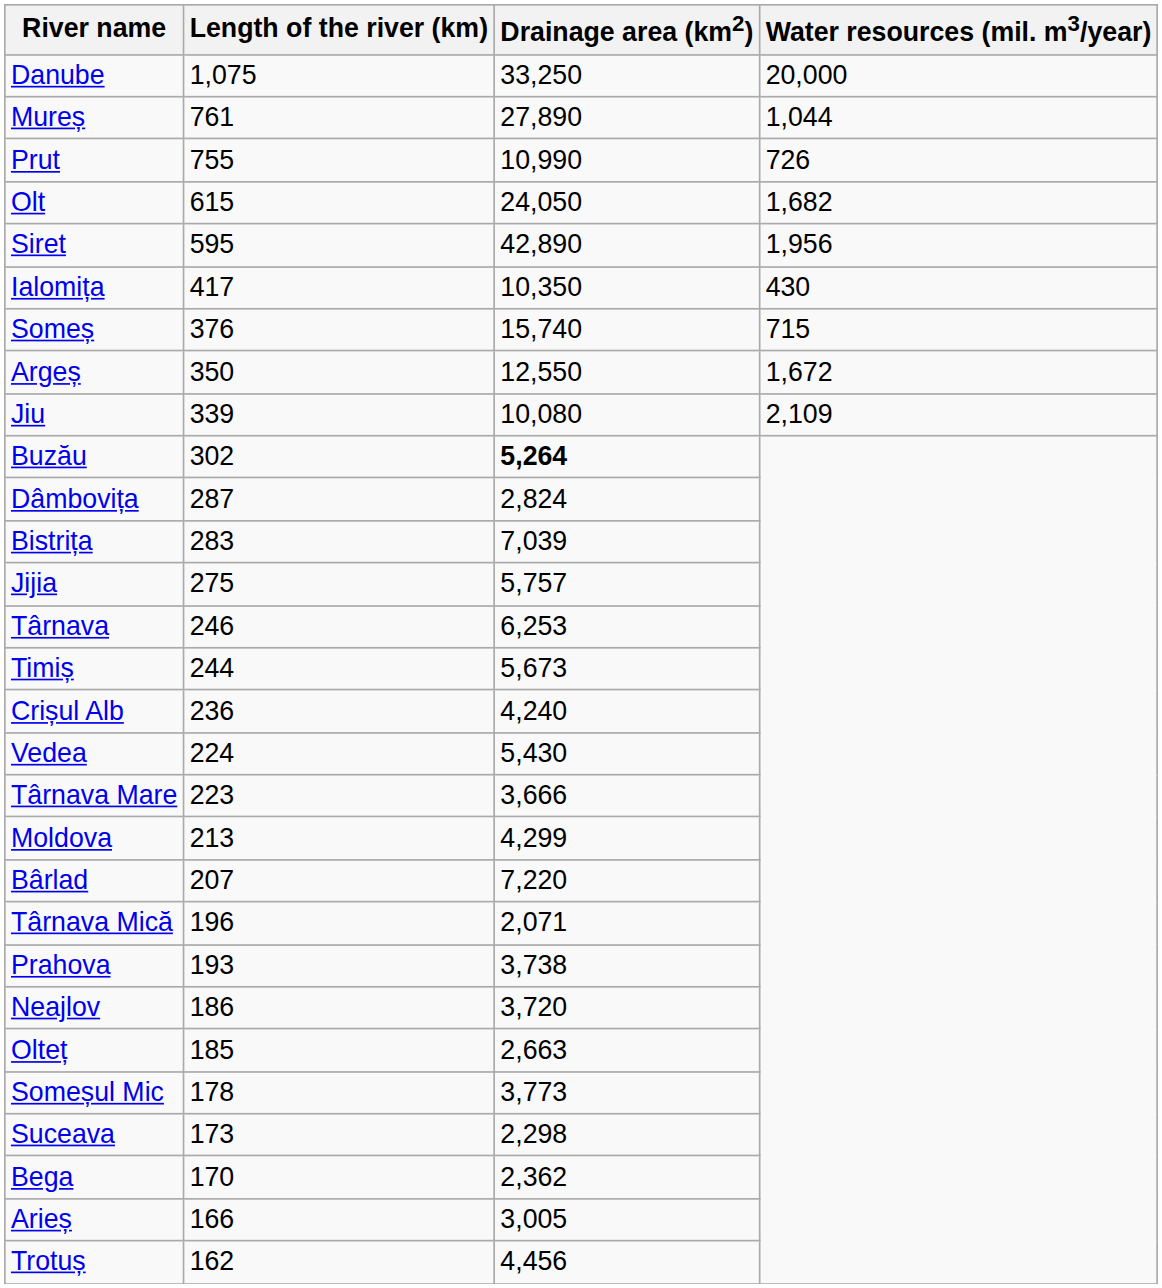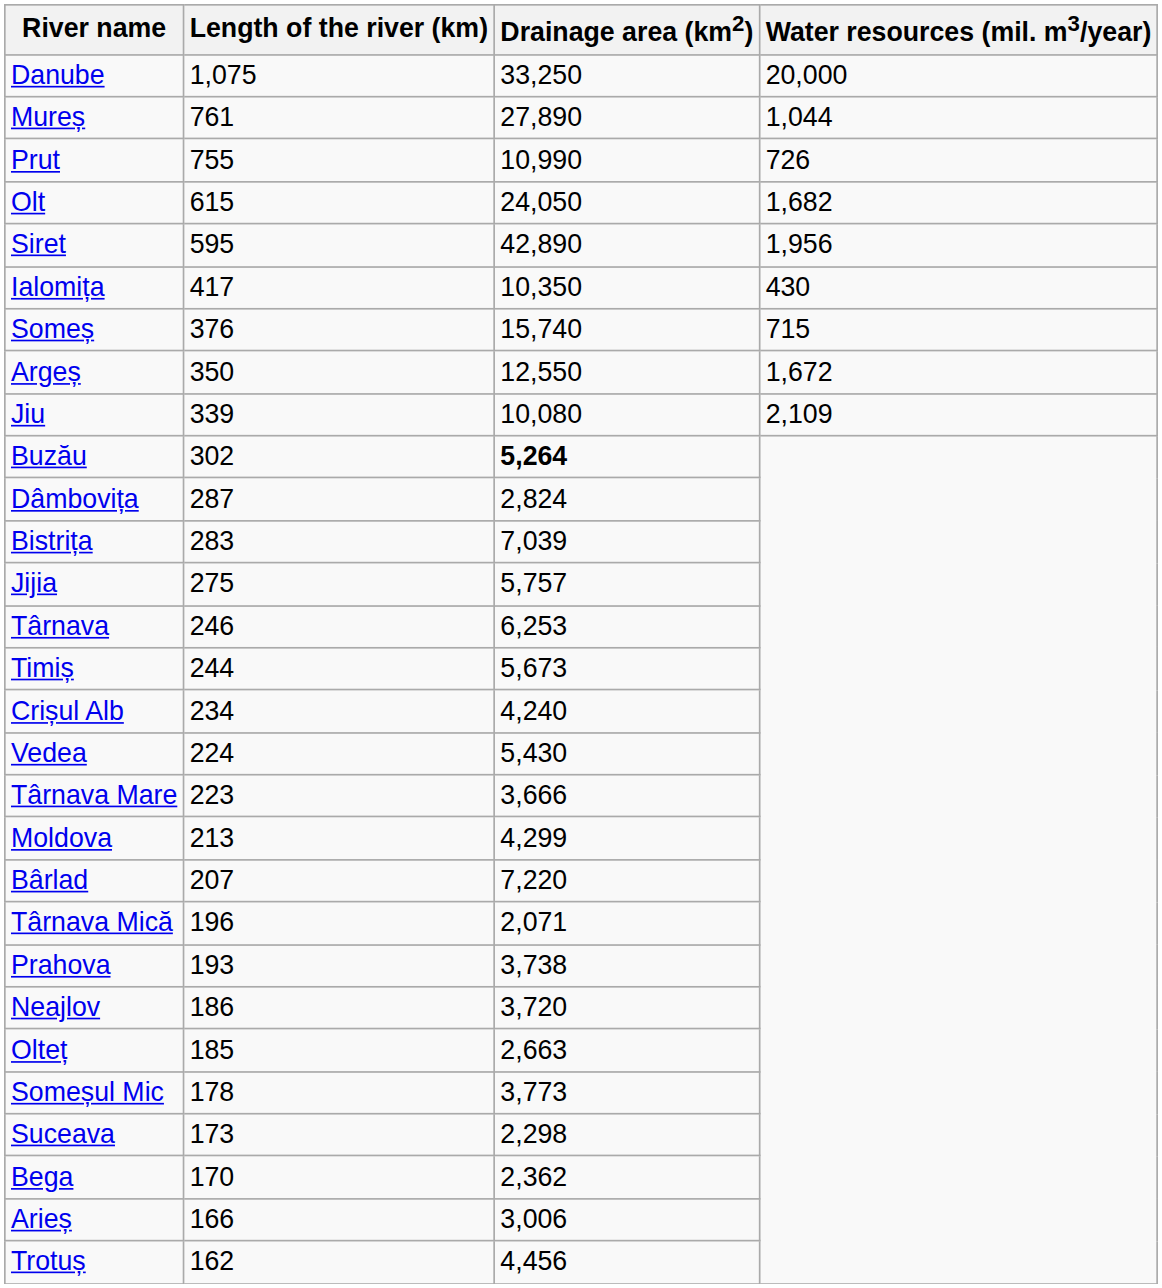(212, 710) 236 -> (212, 710) 234
(534, 1219) 3,005 -> (534, 1219) 3,006
